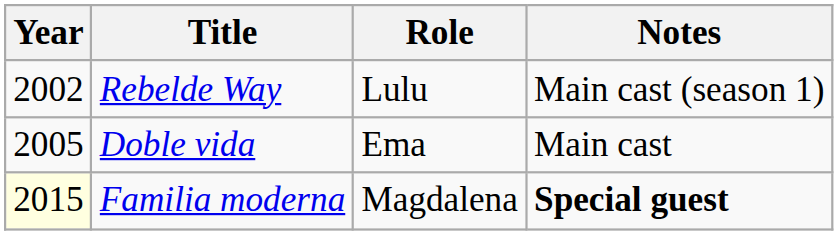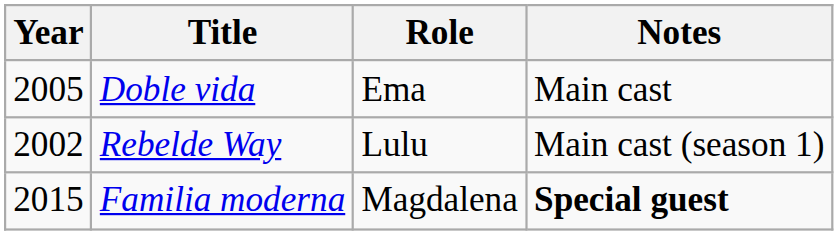rows swapped: (191, 88) <-> (178, 144)
(48, 199) lightyellow background -> (48, 199) no background
